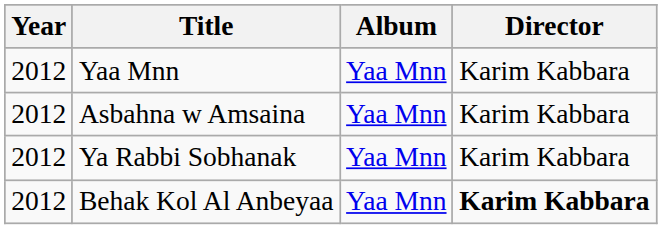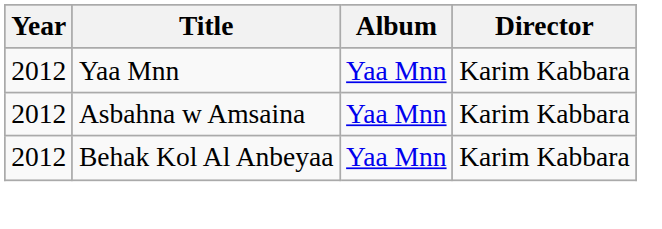- row: (188, 157)
(554, 200) bold -> (544, 157) normal
